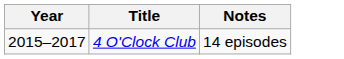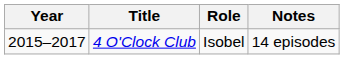+ column: (224, 16)
